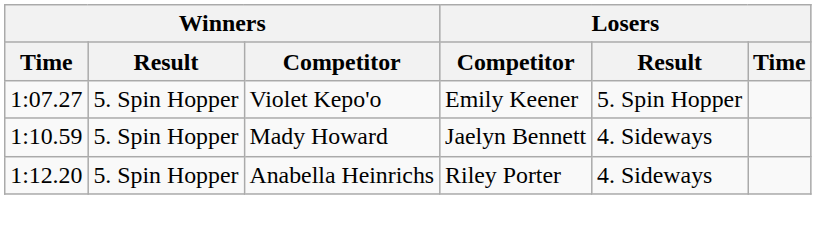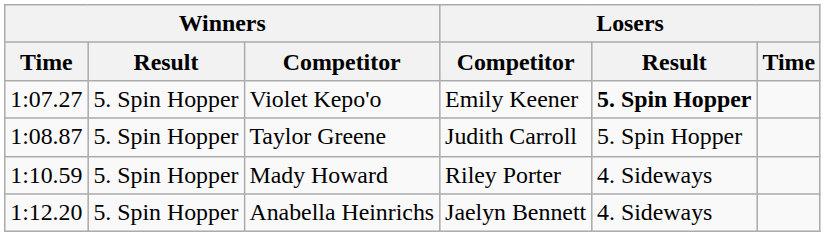(670, 99) normal -> (674, 99) bold
+ row: (318, 136)
(516, 136) Jaelyn Bennett -> (503, 174) Riley Porter
(503, 174) Riley Porter -> (516, 212) Jaelyn Bennett
